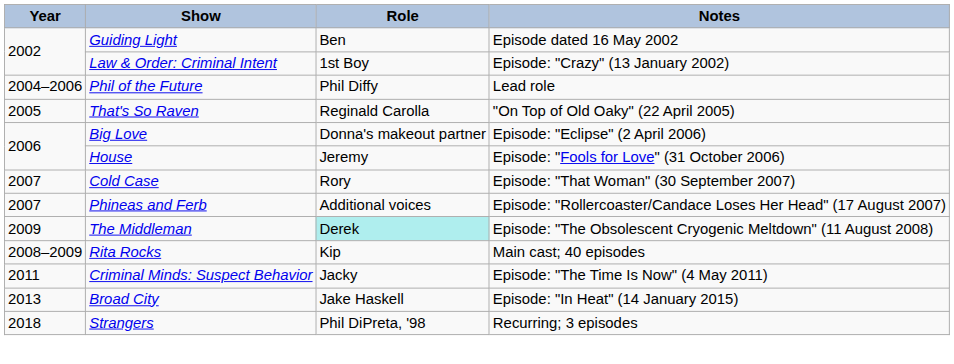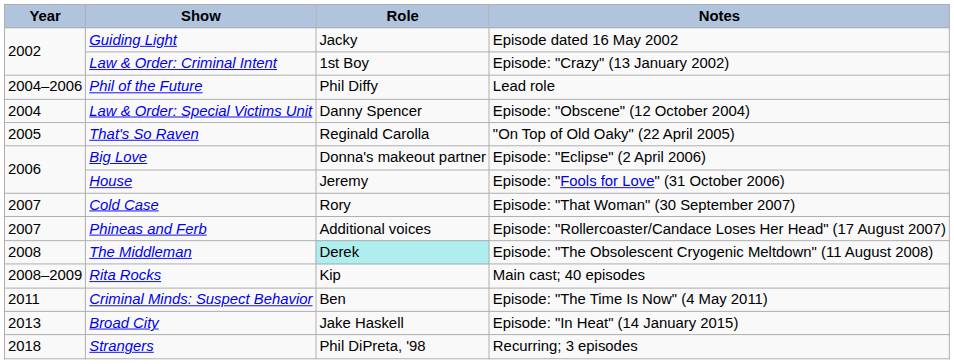(333, 39) Ben -> (338, 39) Jacky
+ row: (201, 110)
(24, 228) 2009 -> (24, 252) 2008
(338, 275) Jacky -> (333, 299) Ben
